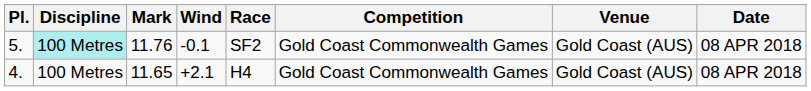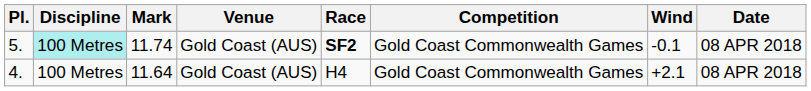columns swapped: (201, 18) <-> (624, 18)
(152, 45) 11.76 -> (152, 45) 11.74
(246, 45) normal -> (341, 45) bold
(152, 72) 11.65 -> (152, 72) 11.64
